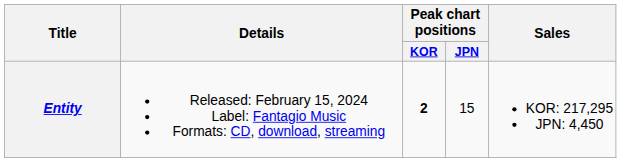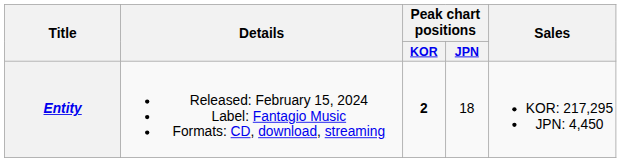(467, 109) 15 -> (467, 109) 18
